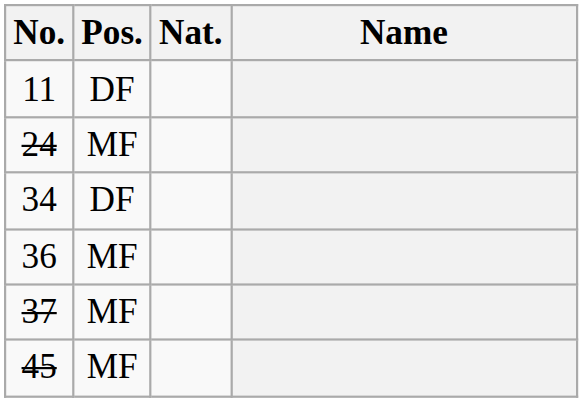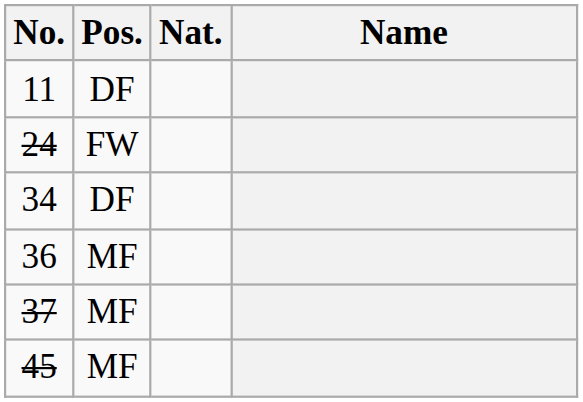(112, 144) MF -> (112, 144) FW
